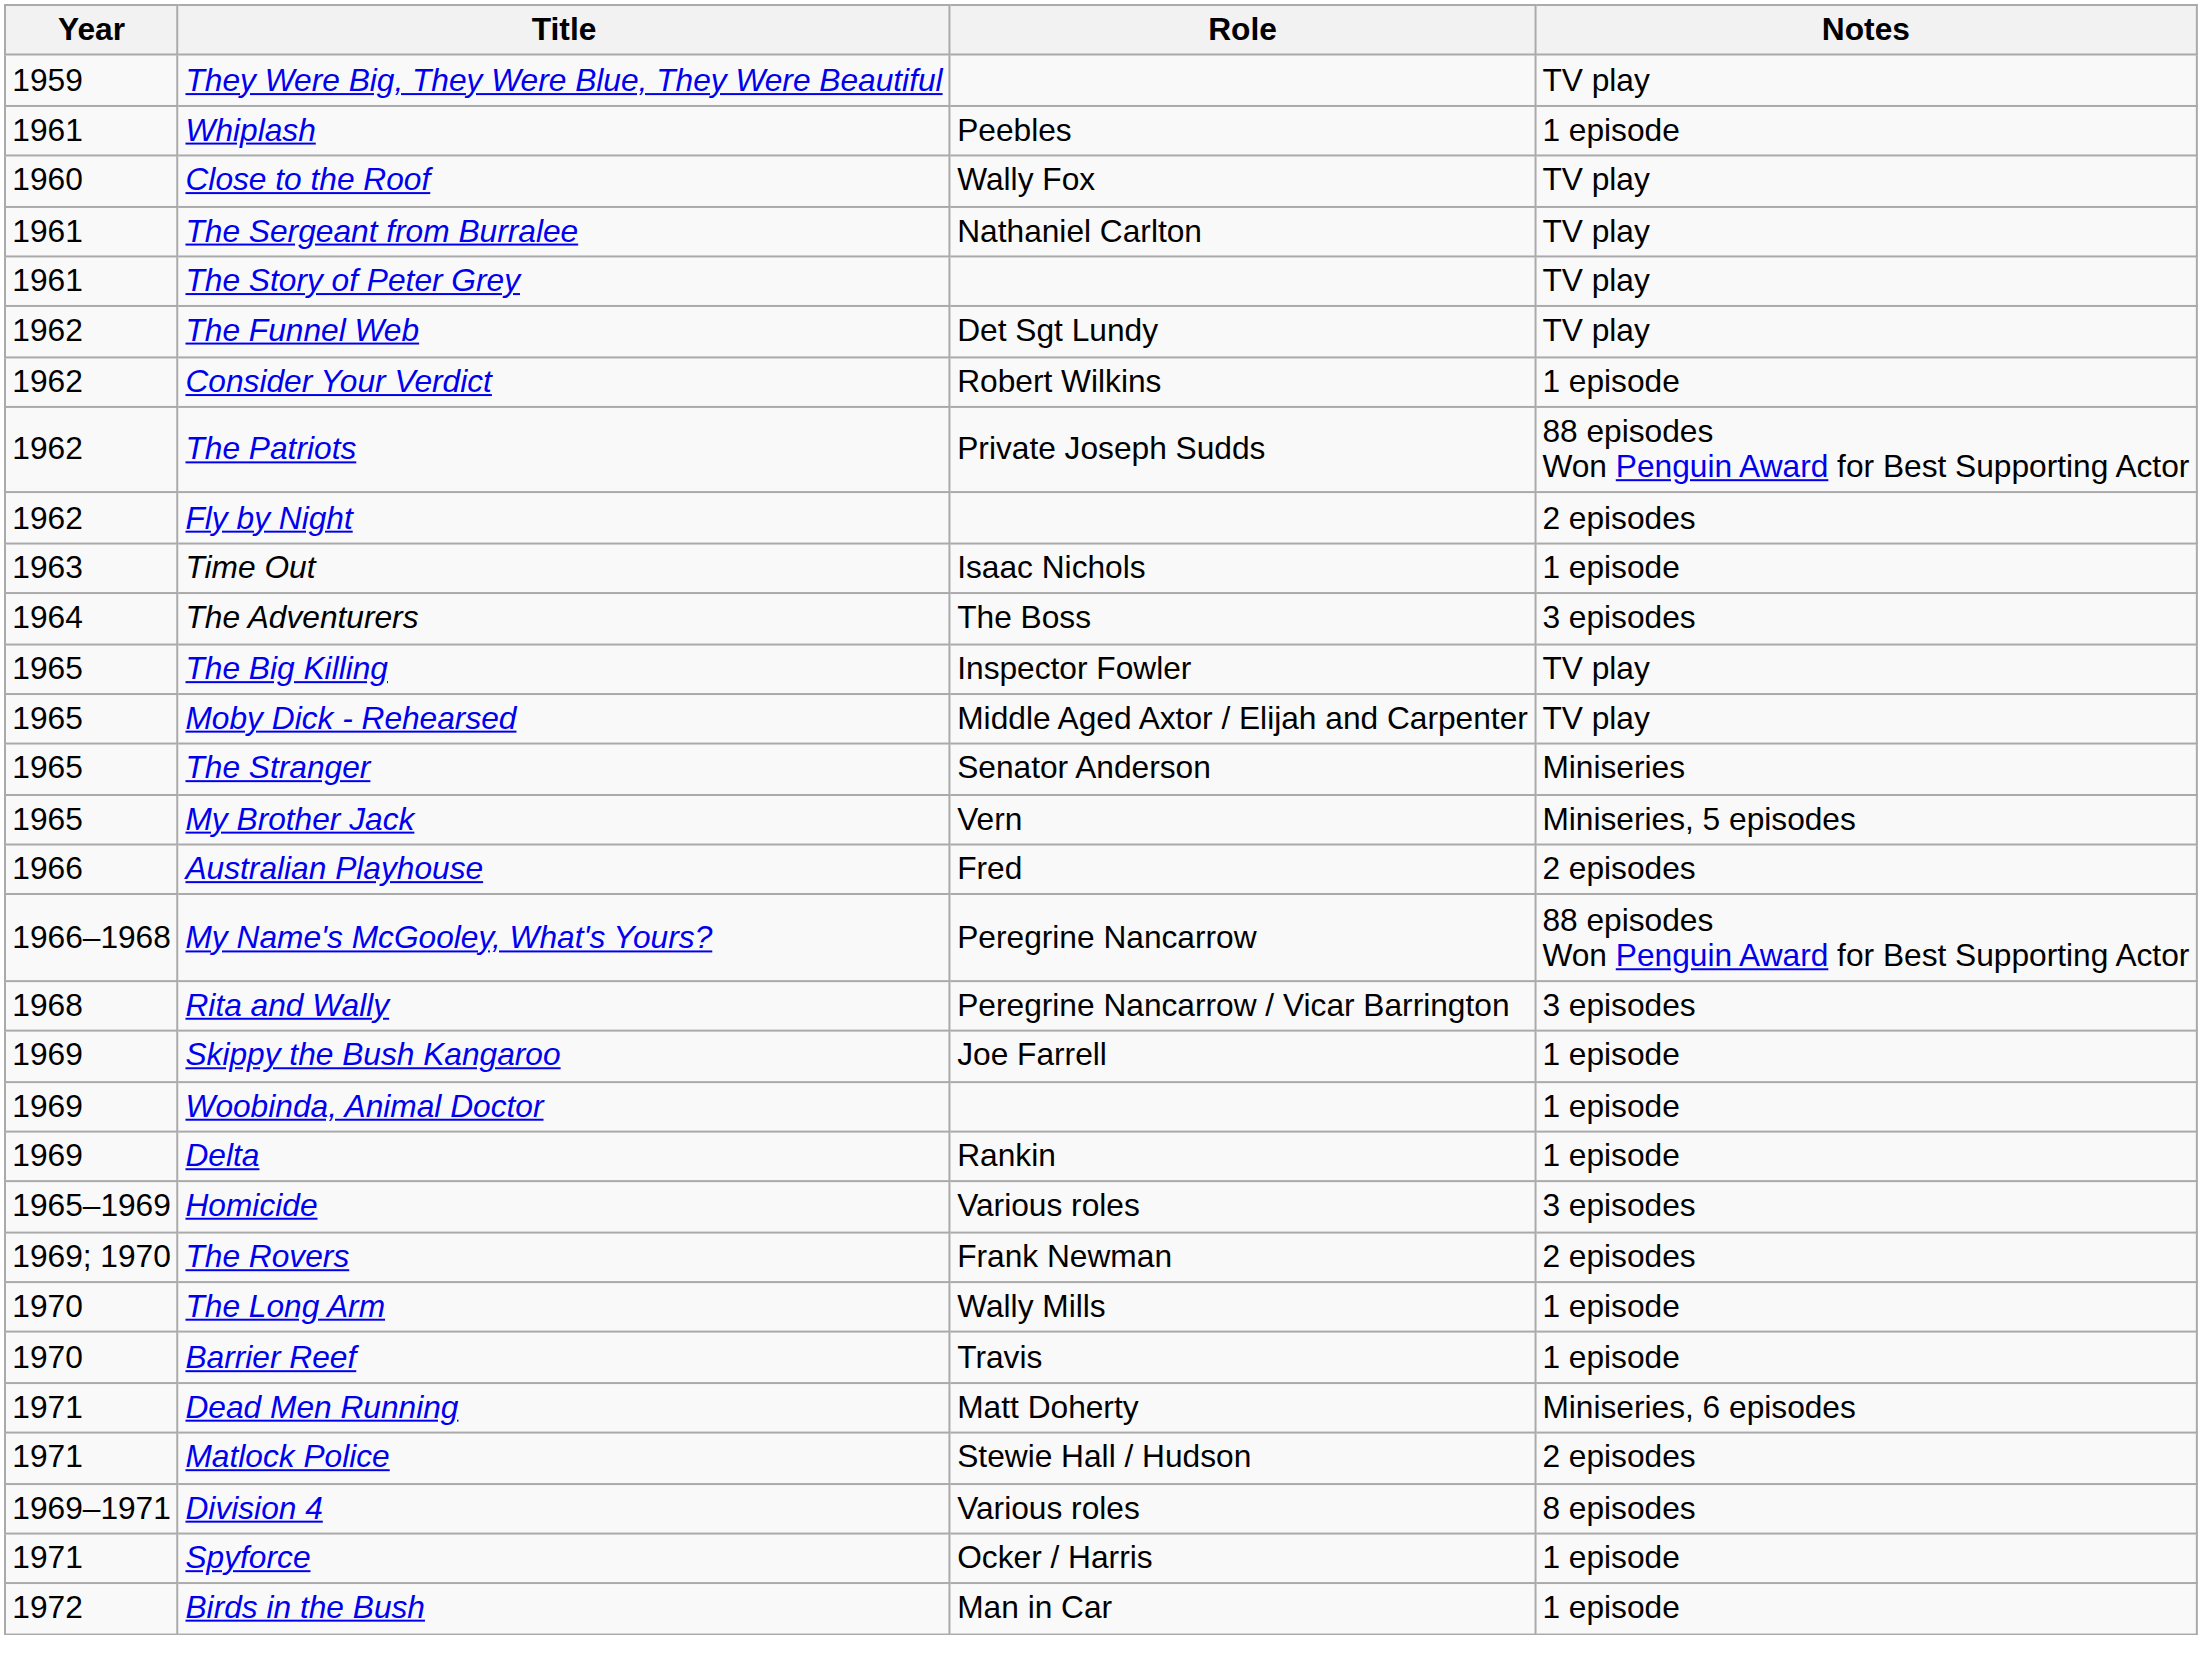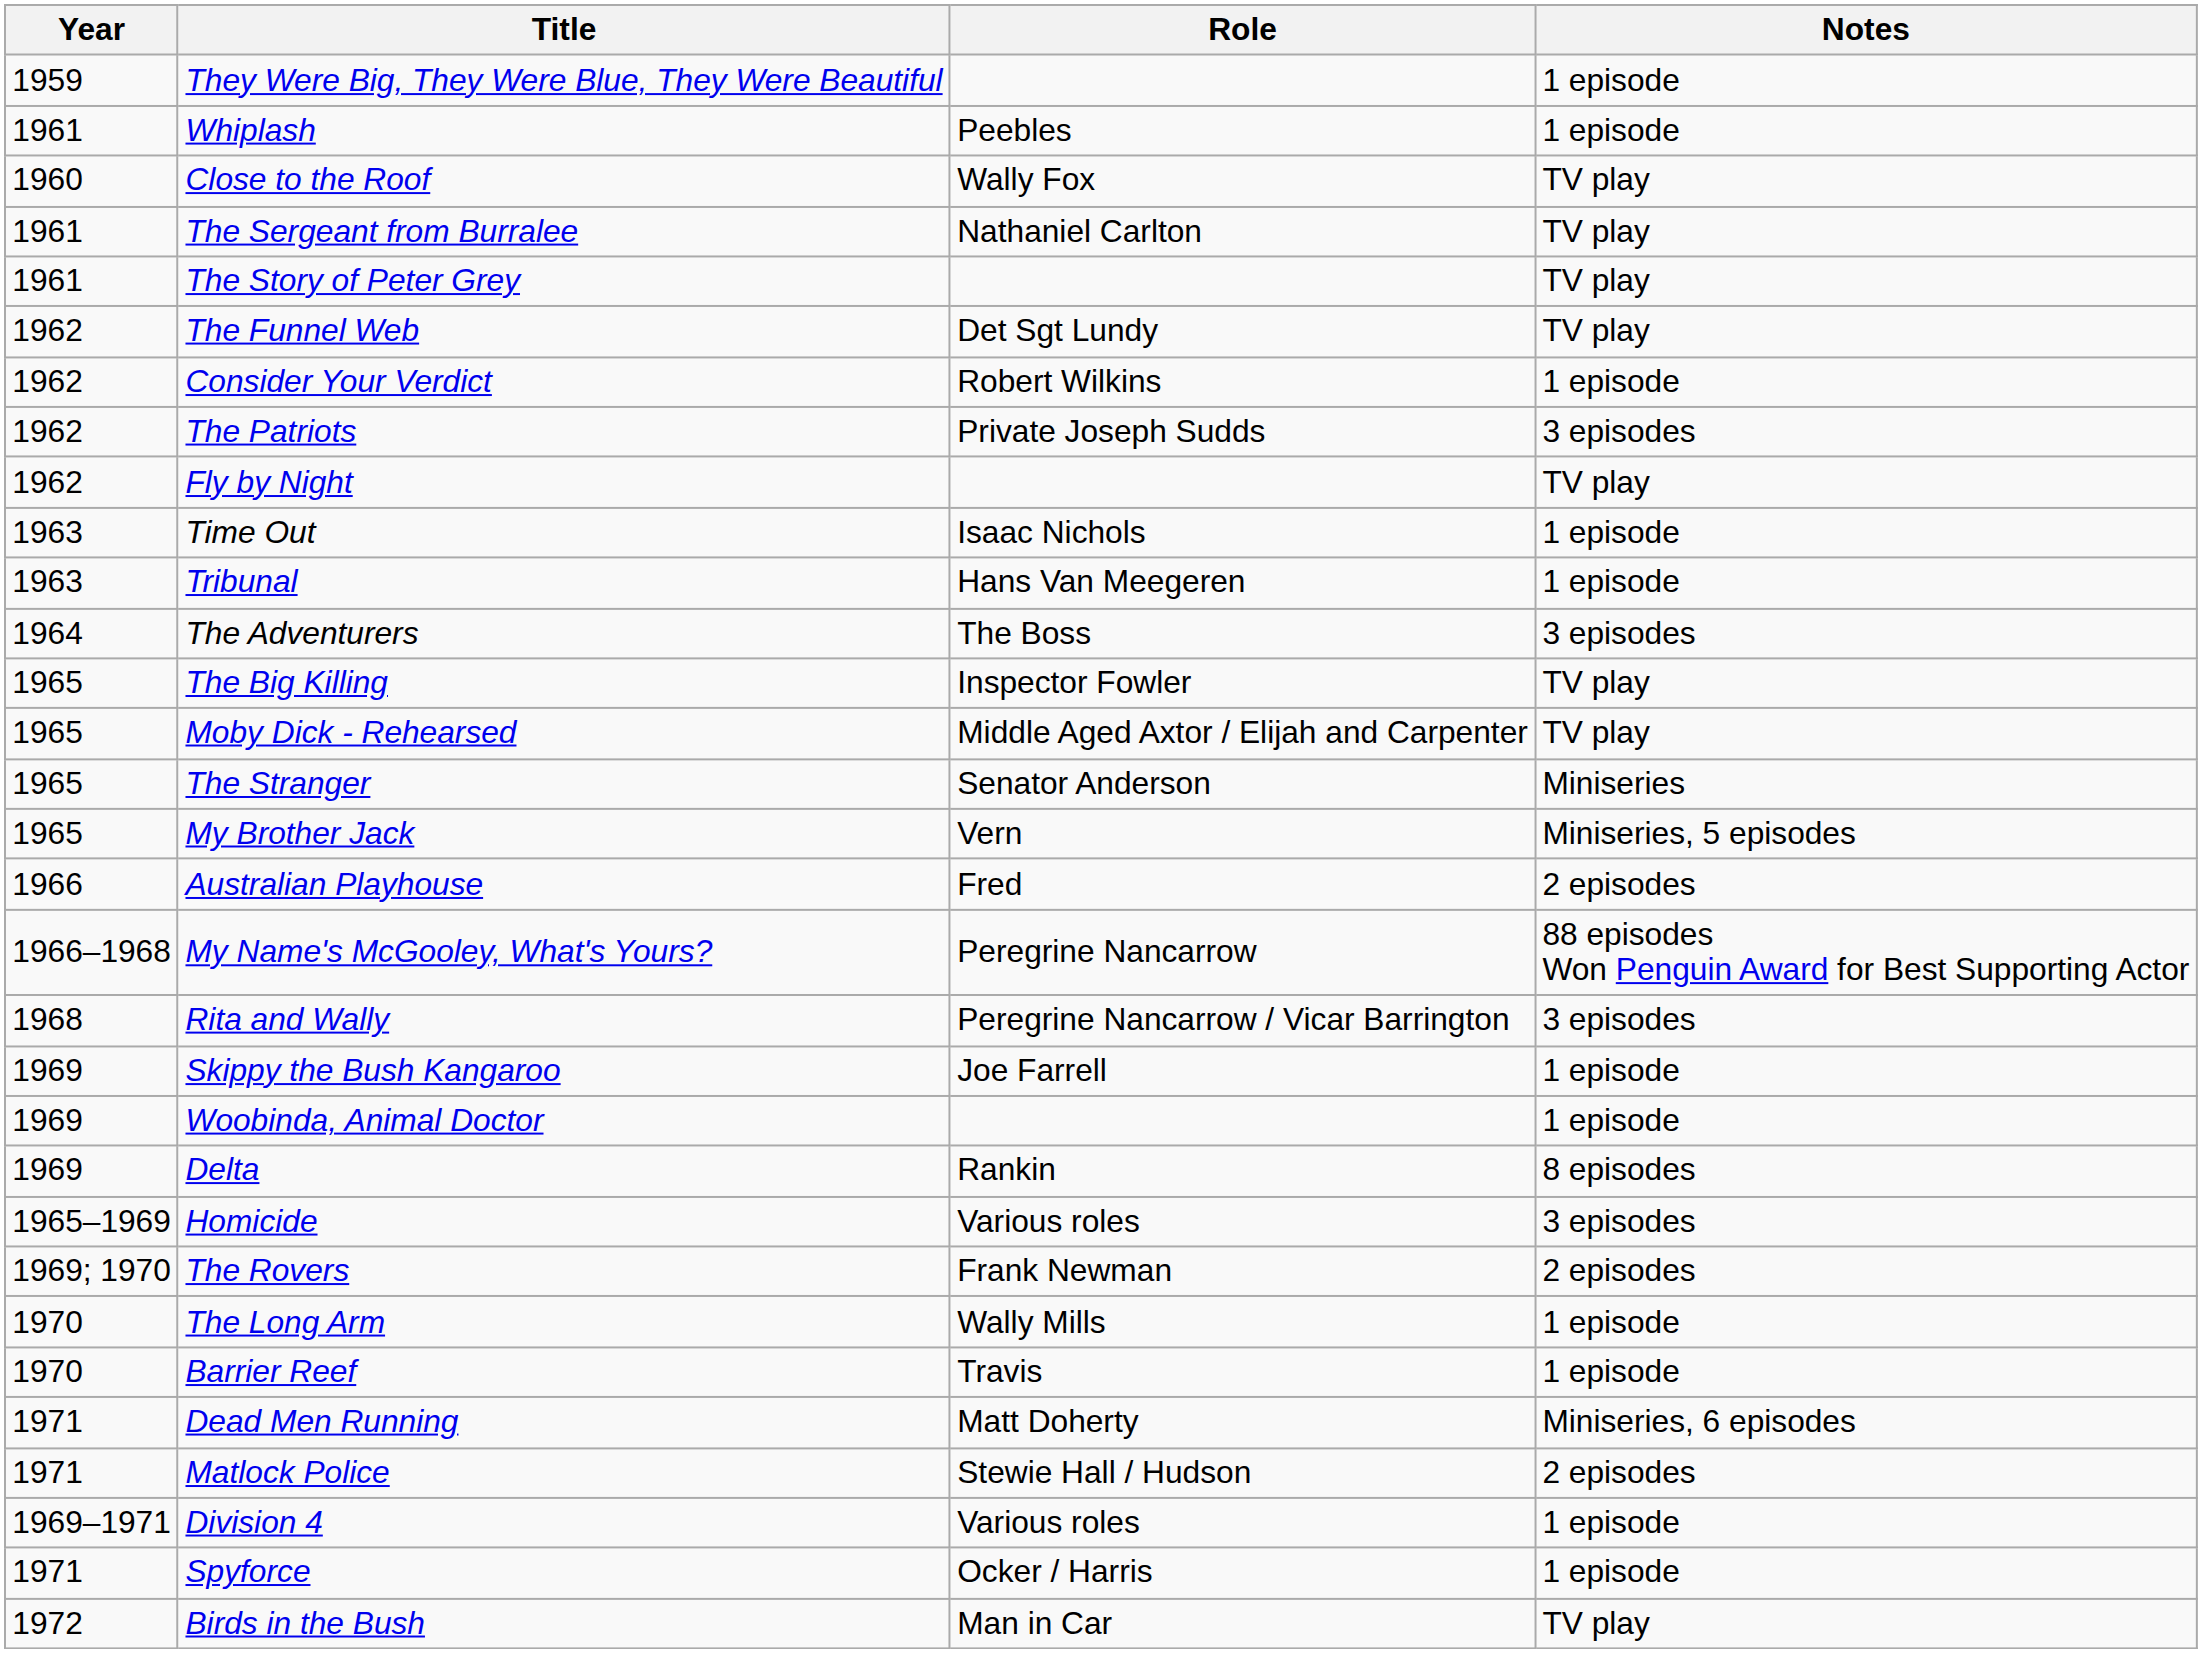(1596, 79) TV play -> (1611, 79) 1 episode
(1866, 449) 88 episodes Won Penguin Award for Best Supporting Actor -> (1619, 431) 3 episodes
(1619, 517) 2 episodes -> (1596, 481) TV play
+ row: (242, 582)
(1611, 1155) 1 episode -> (1619, 1170) 8 episodes
(1619, 1507) 8 episodes -> (1611, 1522) 1 episode
(1611, 1608) 1 episode -> (1596, 1622) TV play
